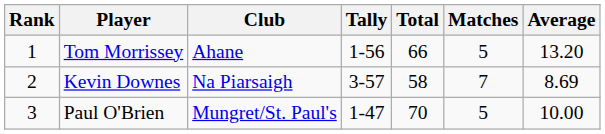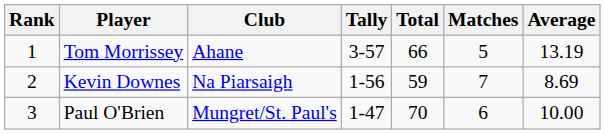(367, 50) 1-56 -> (367, 50) 3-57
(561, 50) 13.20 -> (561, 50) 13.19
(367, 81) 3-57 -> (367, 81) 1-56
(418, 81) 58 -> (418, 81) 59
(483, 112) 5 -> (483, 112) 6
